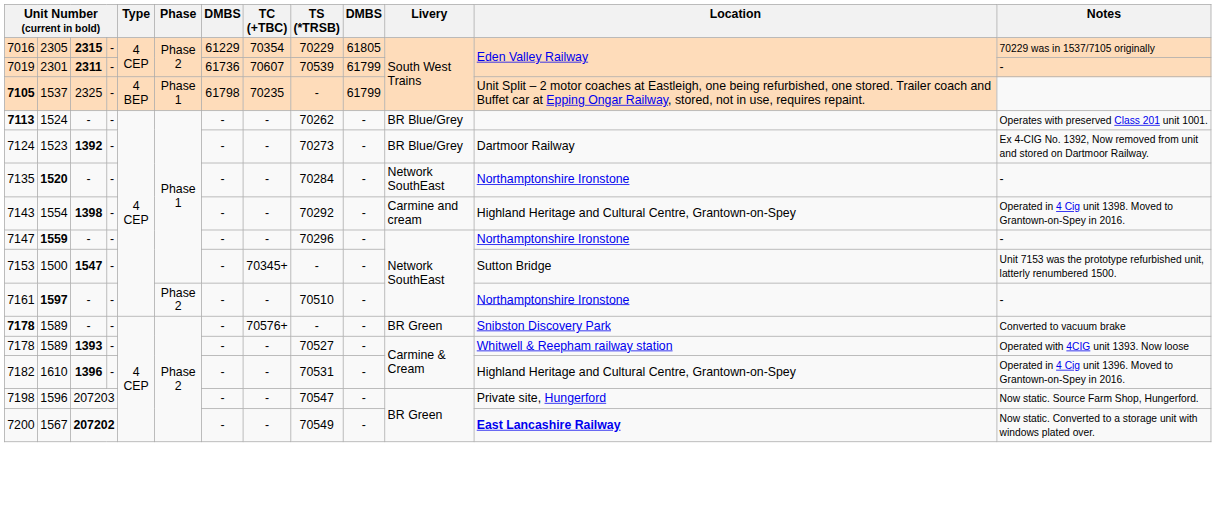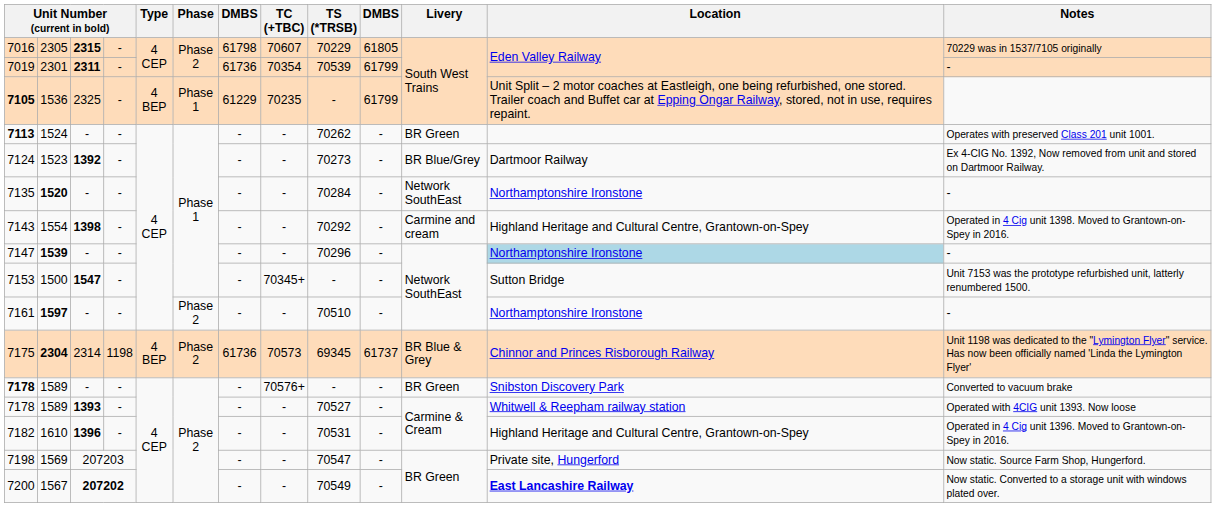(222, 47) 61229 -> (240, 47) 61798
(267, 47) 70354 -> (284, 47) 70607
(267, 67) 70607 -> (284, 67) 70354
(54, 93) 1537 -> (54, 100) 1536
(222, 93) 61798 -> (240, 100) 61229
(425, 120) BR Blue/Grey -> (432, 134) BR Green
(54, 239) 1559 -> (54, 253) 1539
(553, 239) no background -> (566, 253) lightblue background
+ row: (21, 353)
(54, 398) 1596 -> (54, 459) 1569
